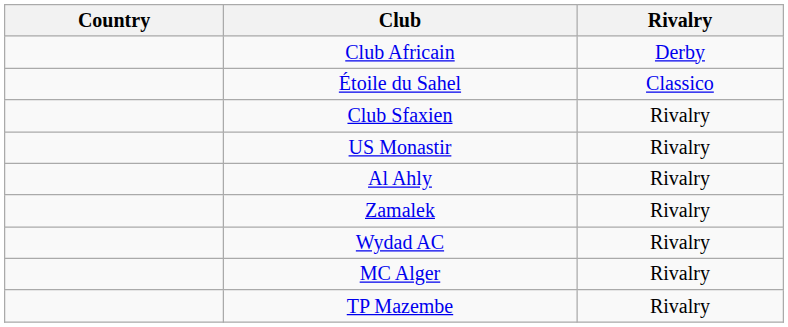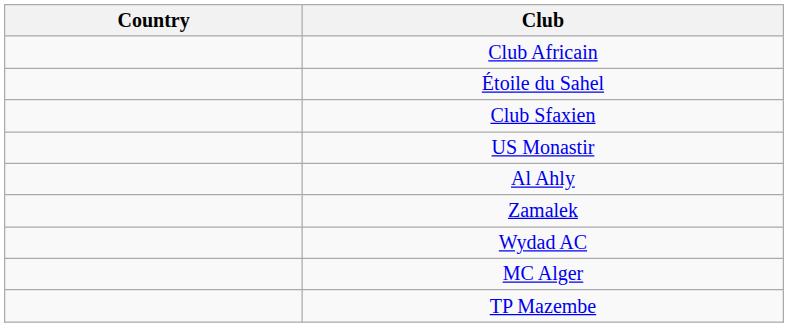- column: (680, 20)
